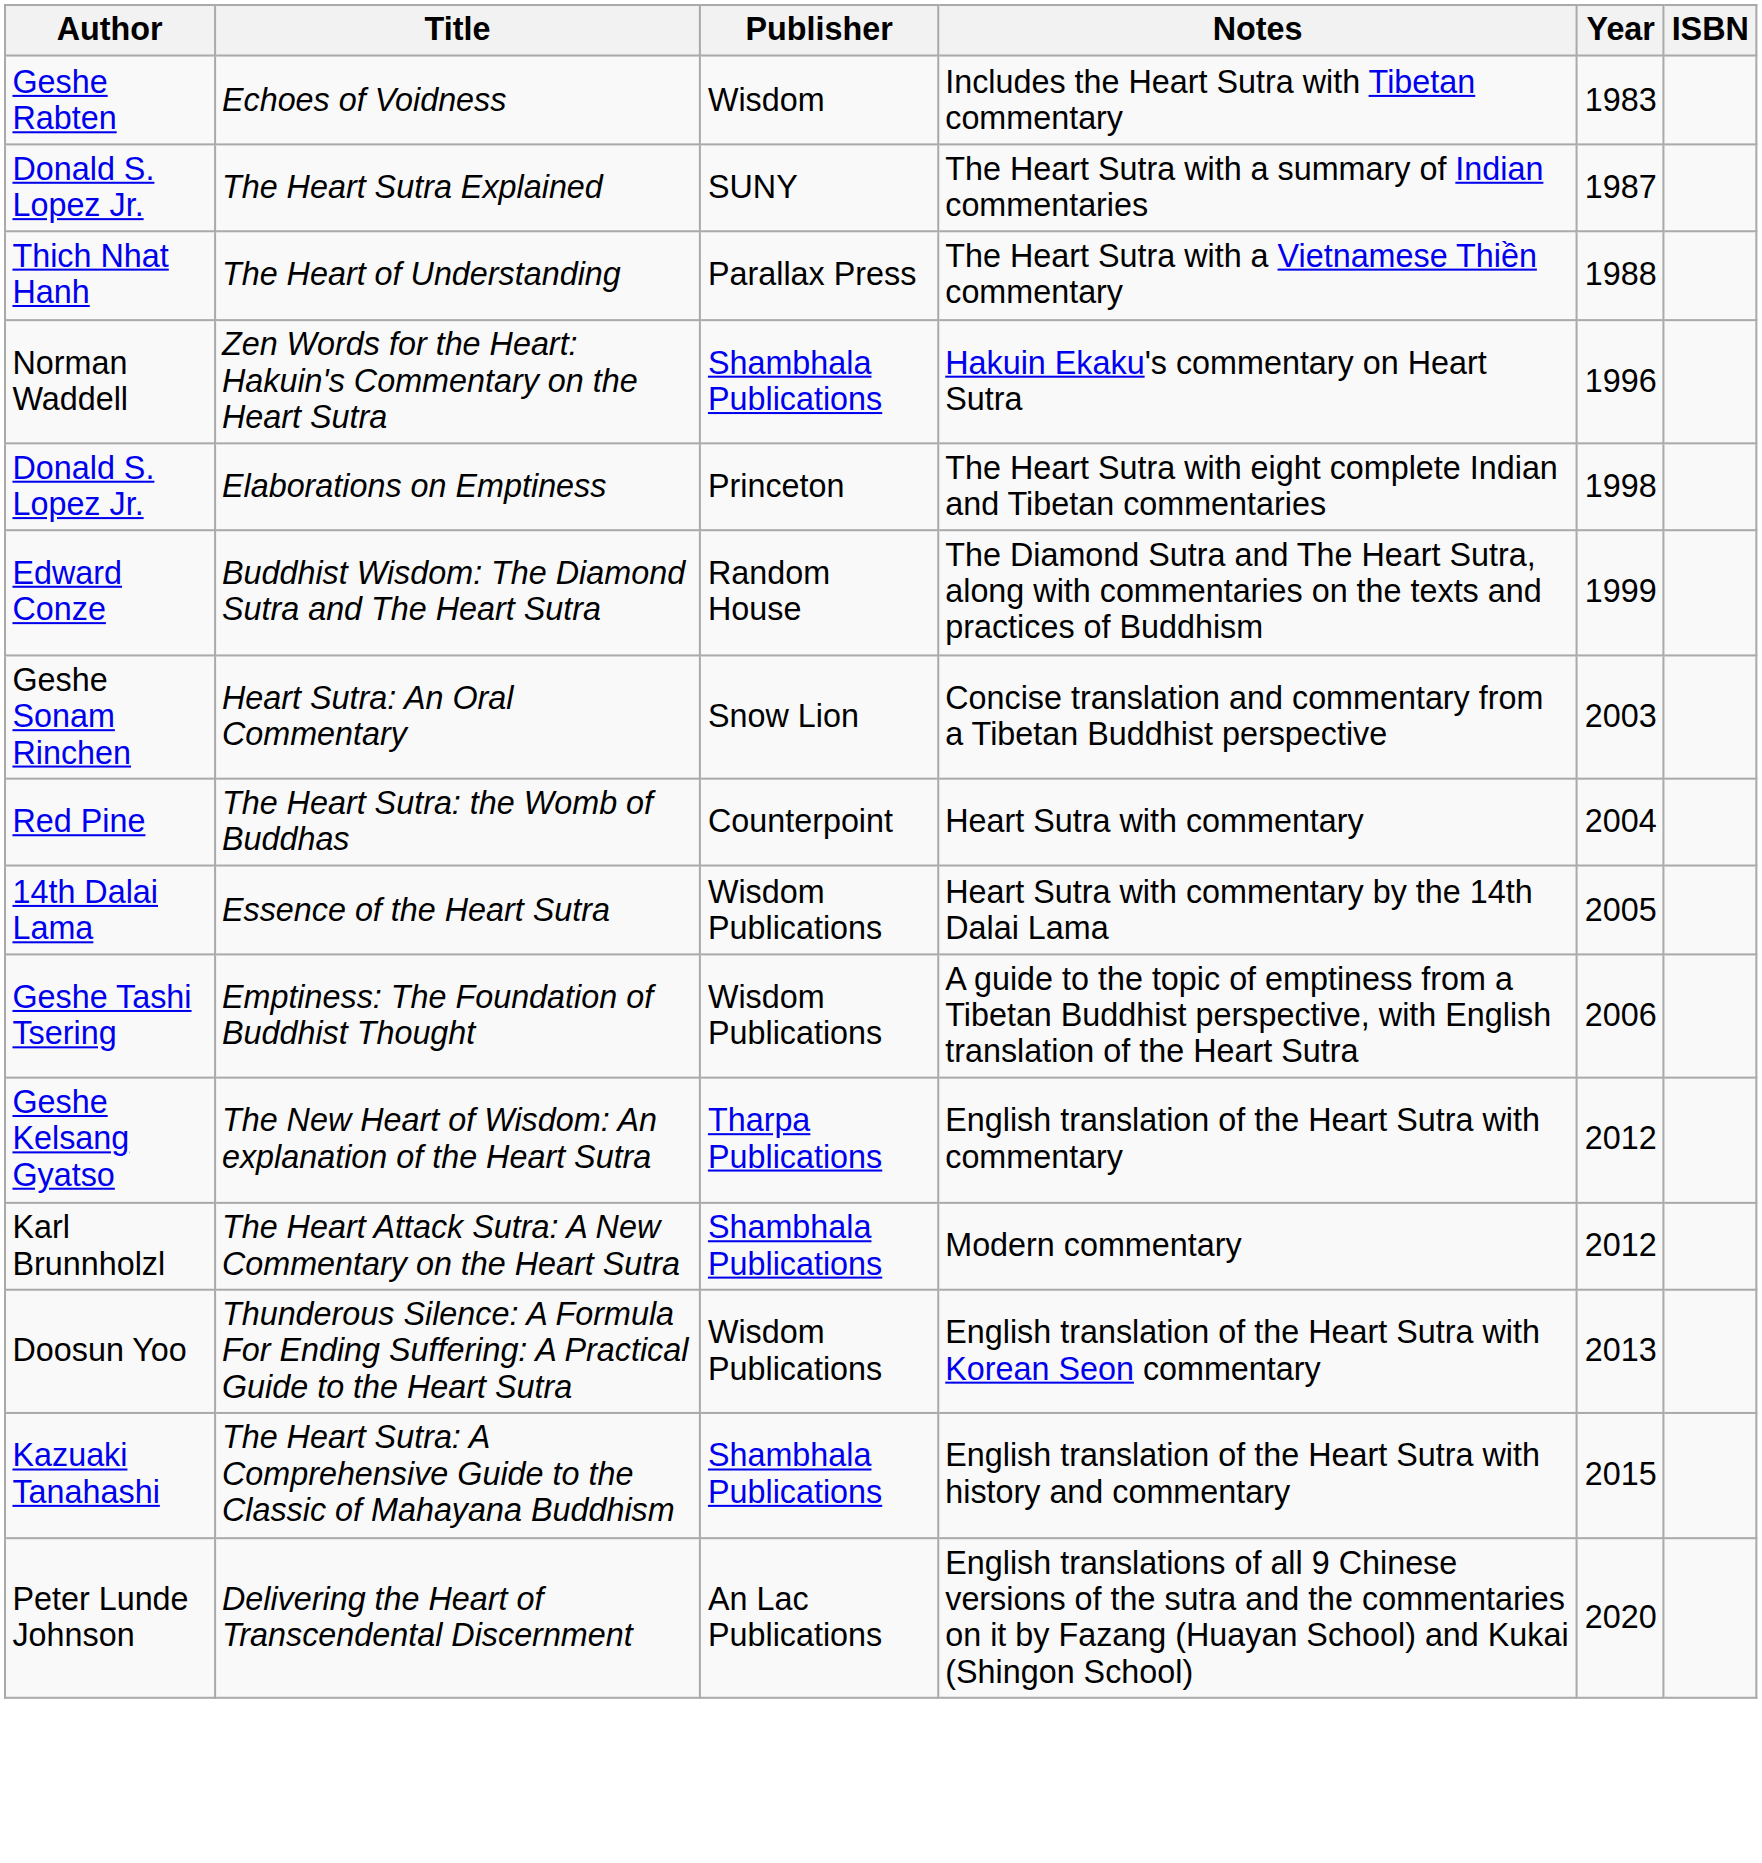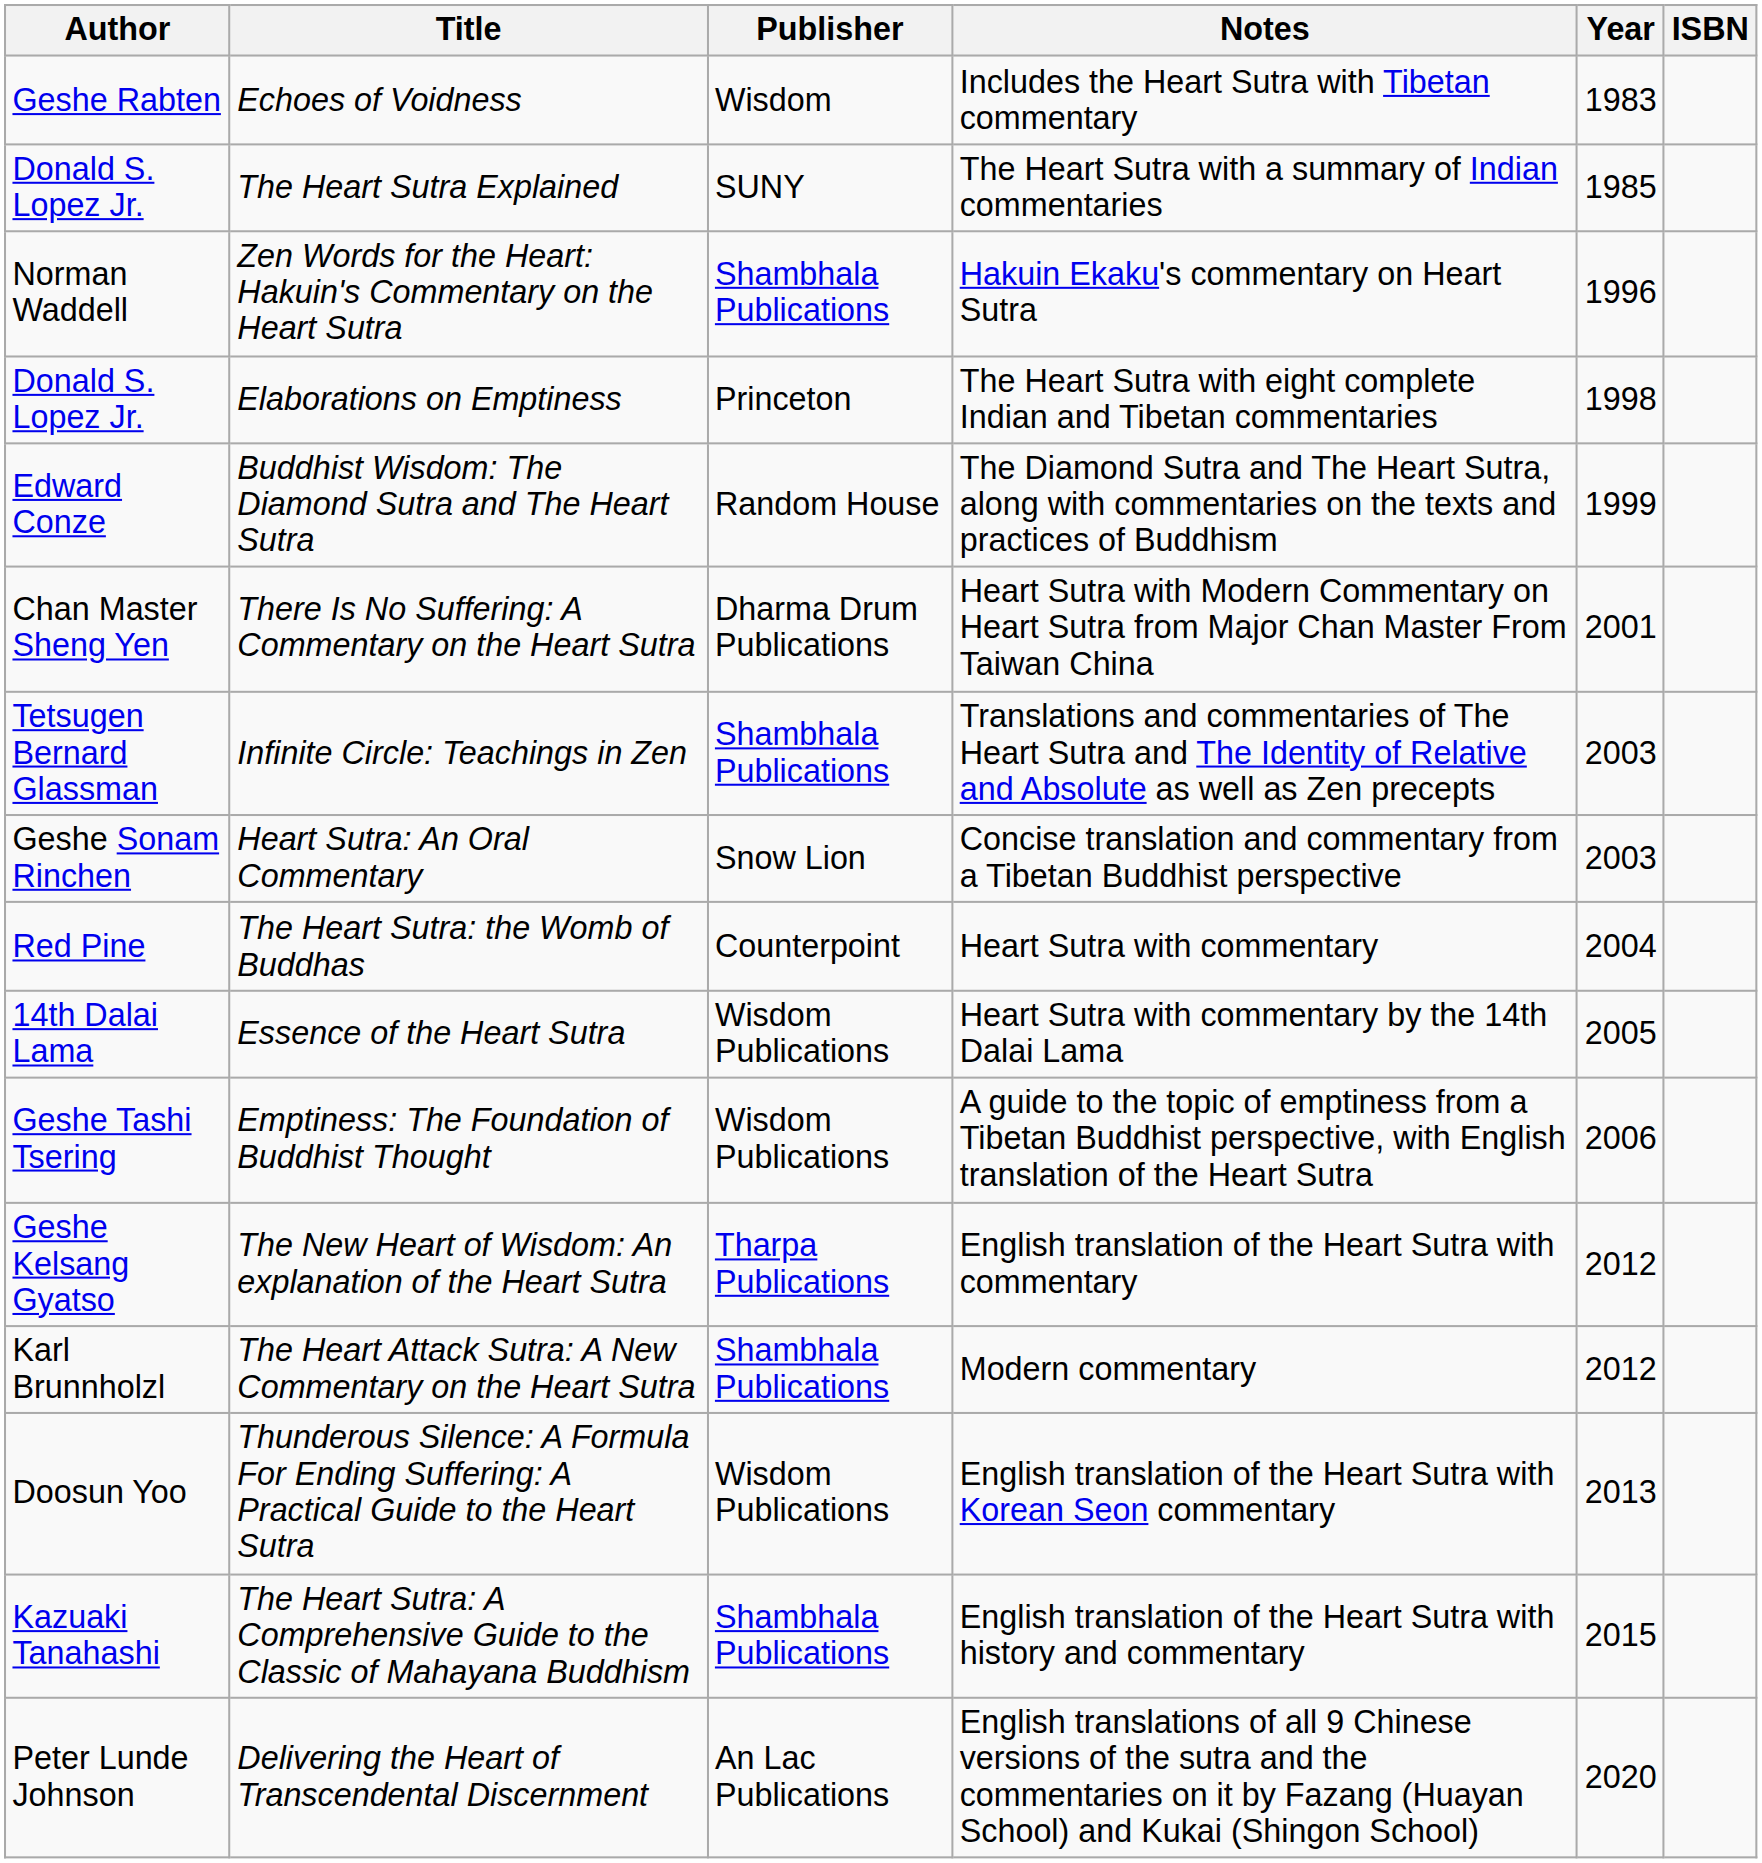(1621, 187) 1987 -> (1621, 187) 1985
- row: (421, 274)
+ row: (466, 628)
+ row: (462, 752)
